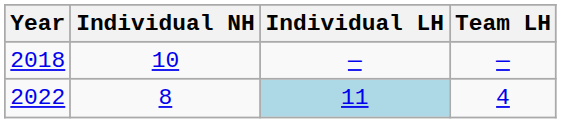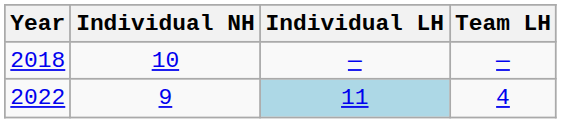(165, 98) 8 -> (165, 98) 9
